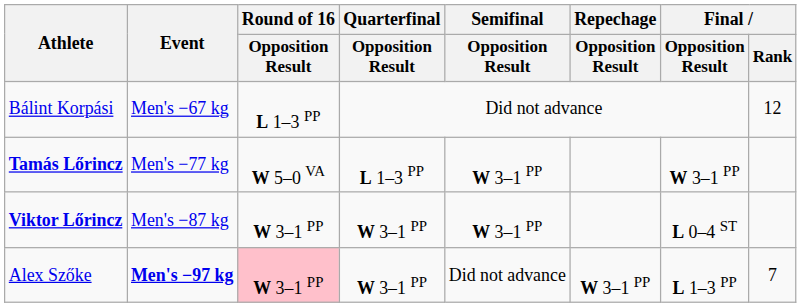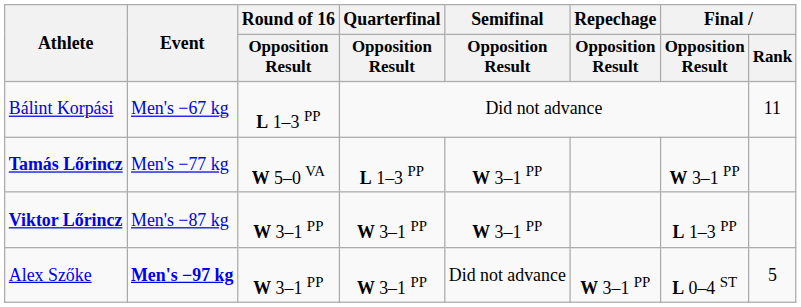(772, 109) 12 -> (772, 109) 11
(705, 230) L 0–4 ST -> (705, 230) L 1–3 PP
(288, 285) pink background -> (288, 285) no background
(705, 285) L 1–3 PP -> (705, 285) L 0–4 ST
(772, 275) 7 -> (772, 275) 5
